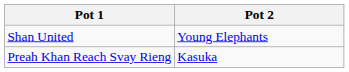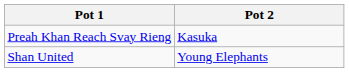rows swapped: (40, 36) <-> (89, 57)
